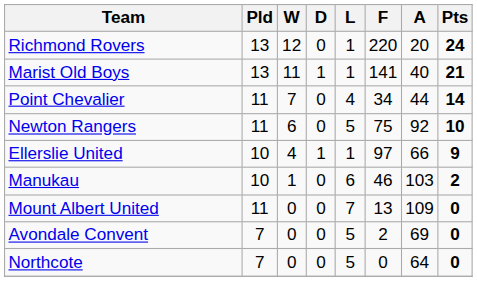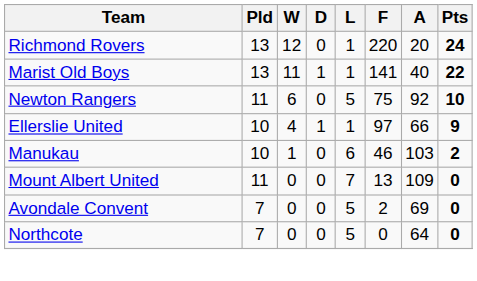(455, 72) 21 -> (455, 72) 22
- row: (67, 99)
